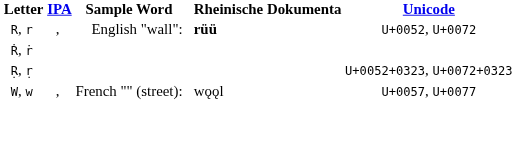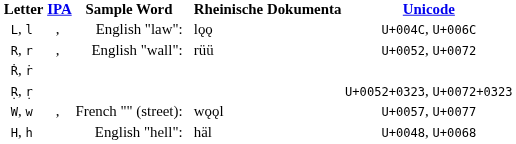+ row: (24, 29)
(207, 29) bold -> (206, 50) normal
+ row: (24, 131)
